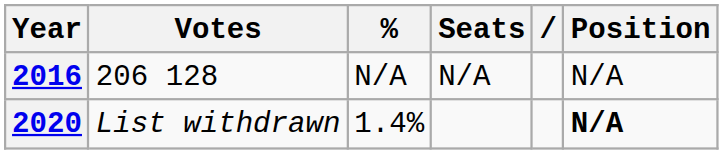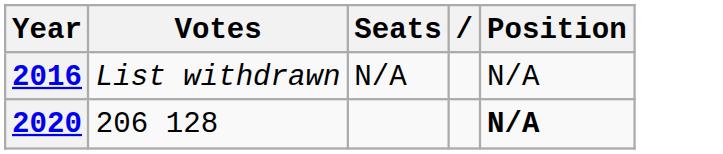- column: (389, 29)
(157, 76) 206 128 -> (218, 76) List withdrawn
(218, 124) List withdrawn -> (157, 124) 206 128
